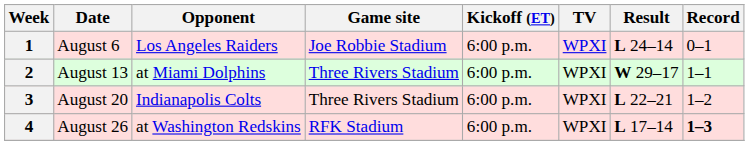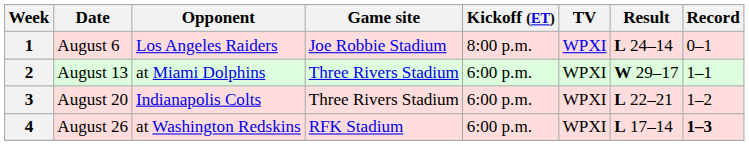(499, 45) 6:00 p.m. -> (499, 45) 8:00 p.m.
